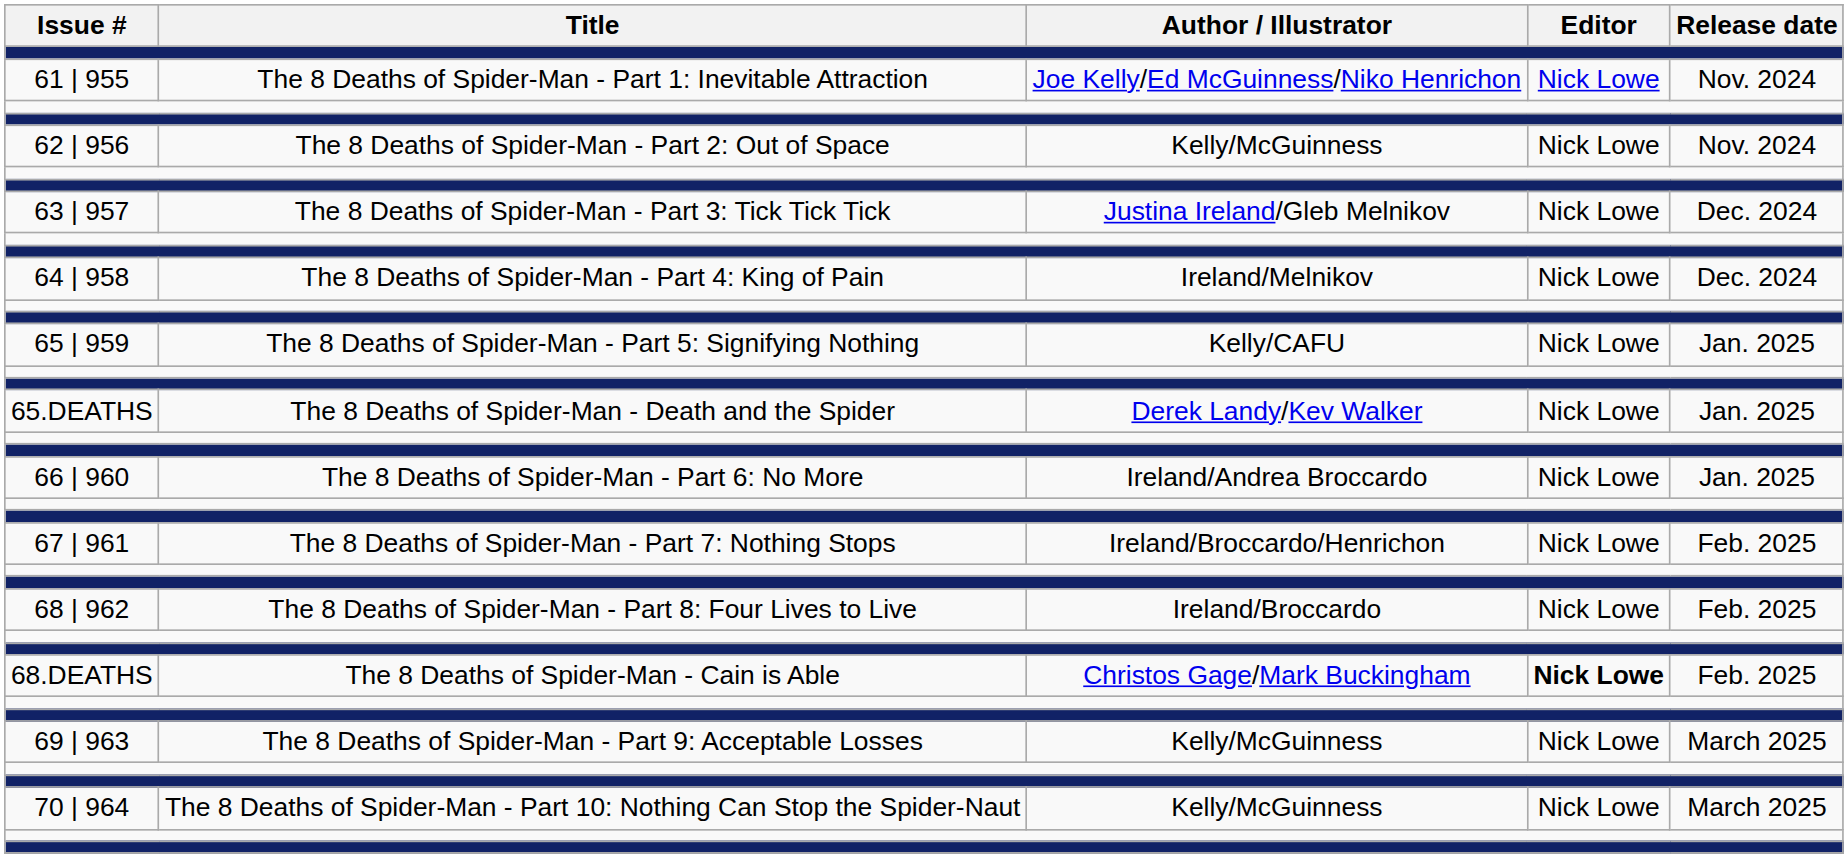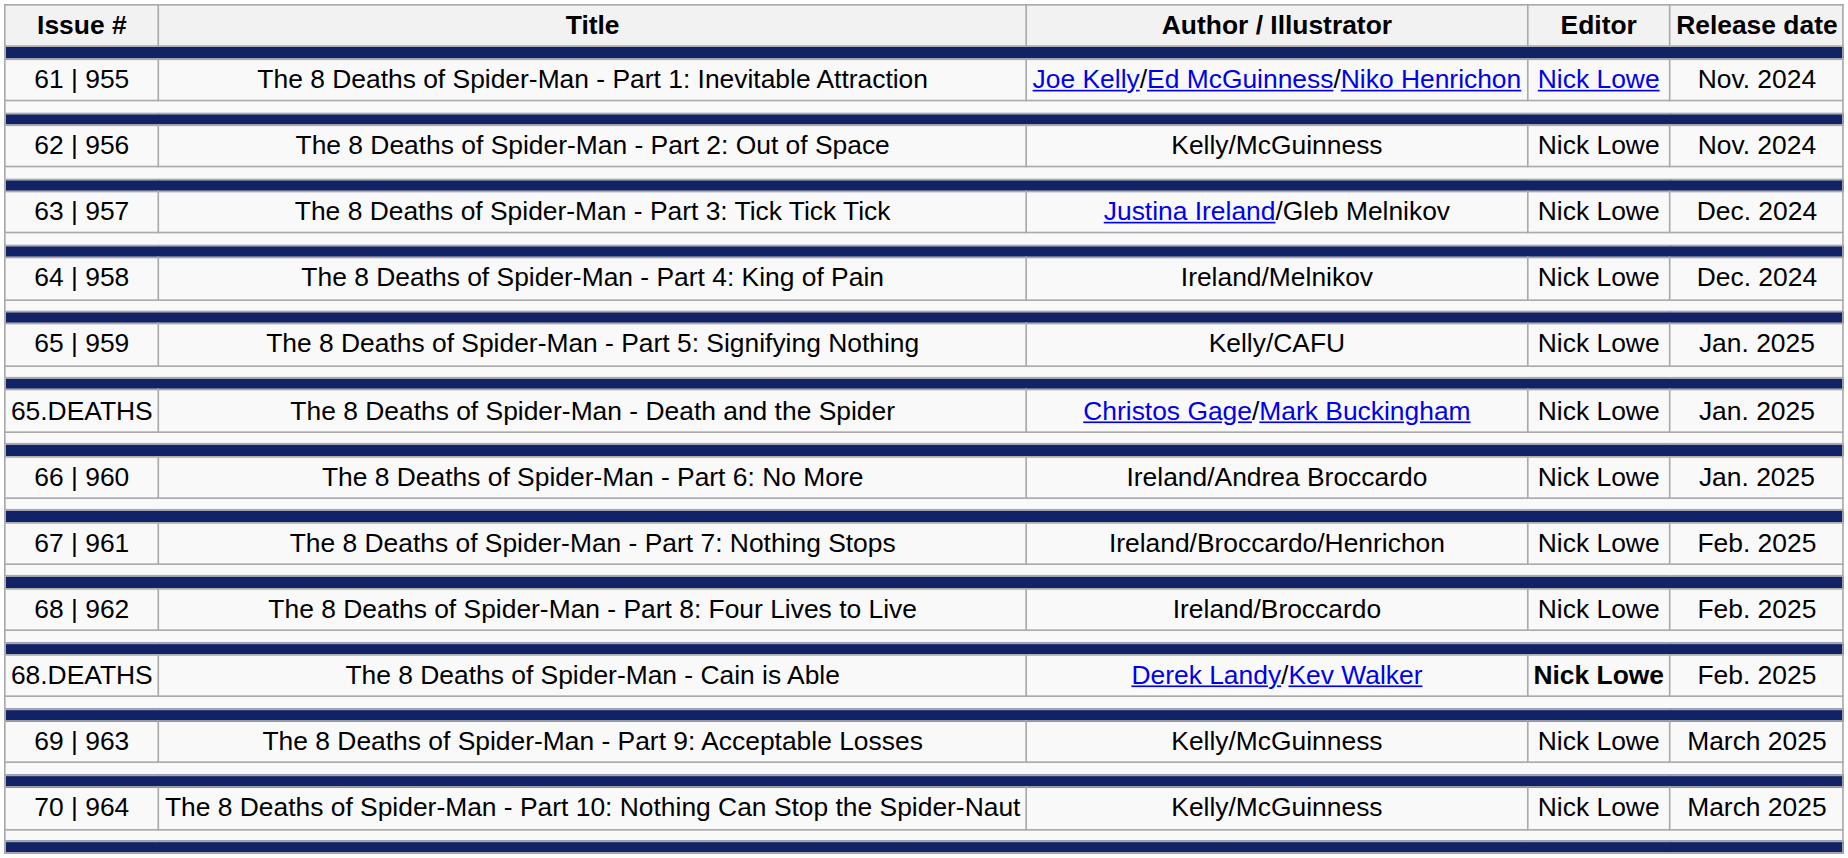(1277, 410) Derek Landy/Kev Walker -> (1277, 410) Christos Gage/Mark Buckingham
(1277, 675) Christos Gage/Mark Buckingham -> (1277, 675) Derek Landy/Kev Walker
